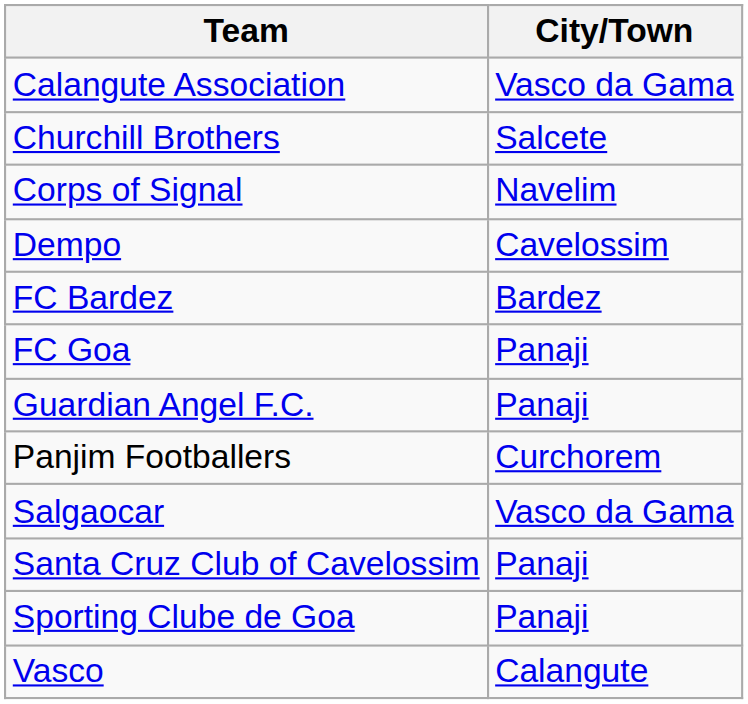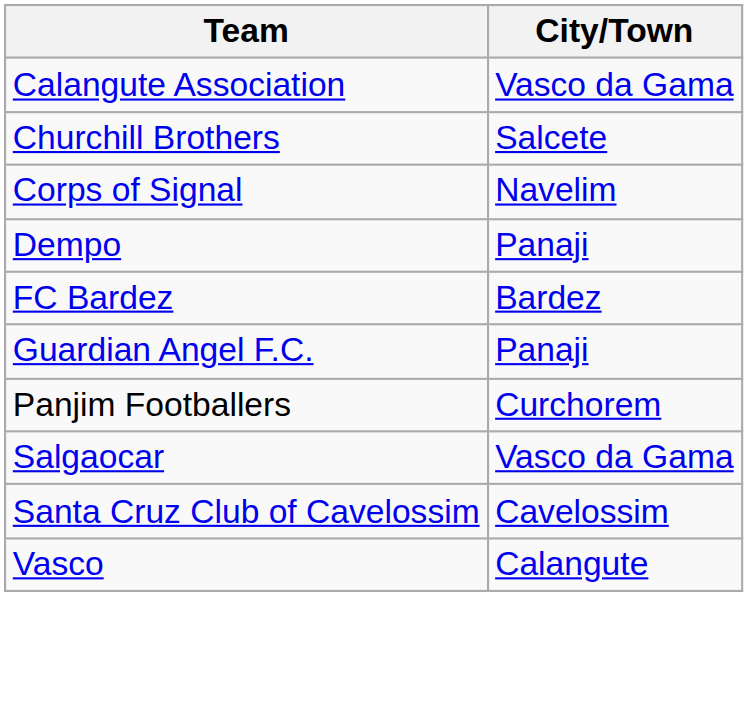(582, 244) Cavelossim -> (542, 244) Panaji
- row: (72, 350)
(542, 564) Panaji -> (582, 510) Cavelossim
- row: (184, 617)
